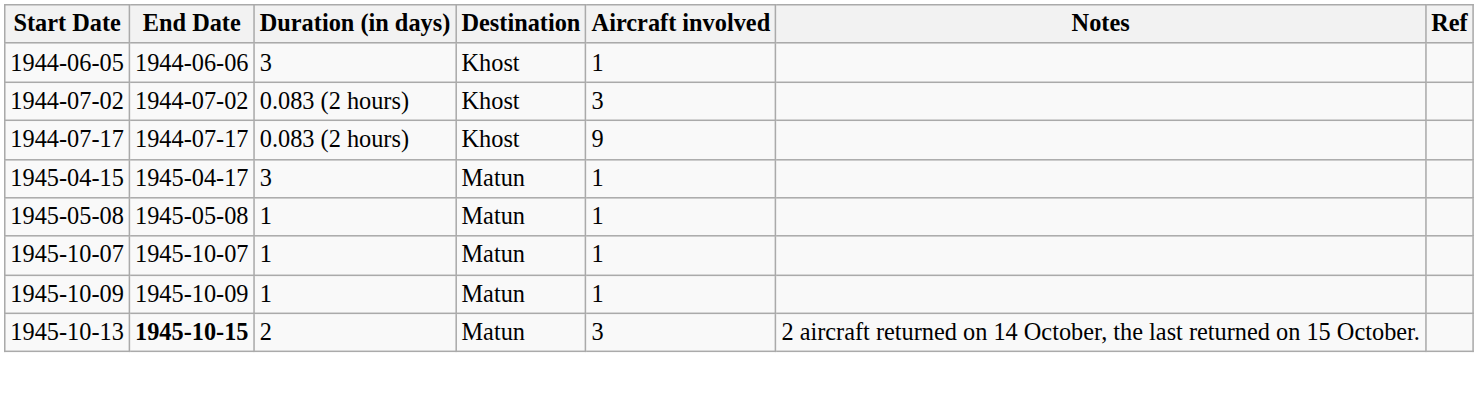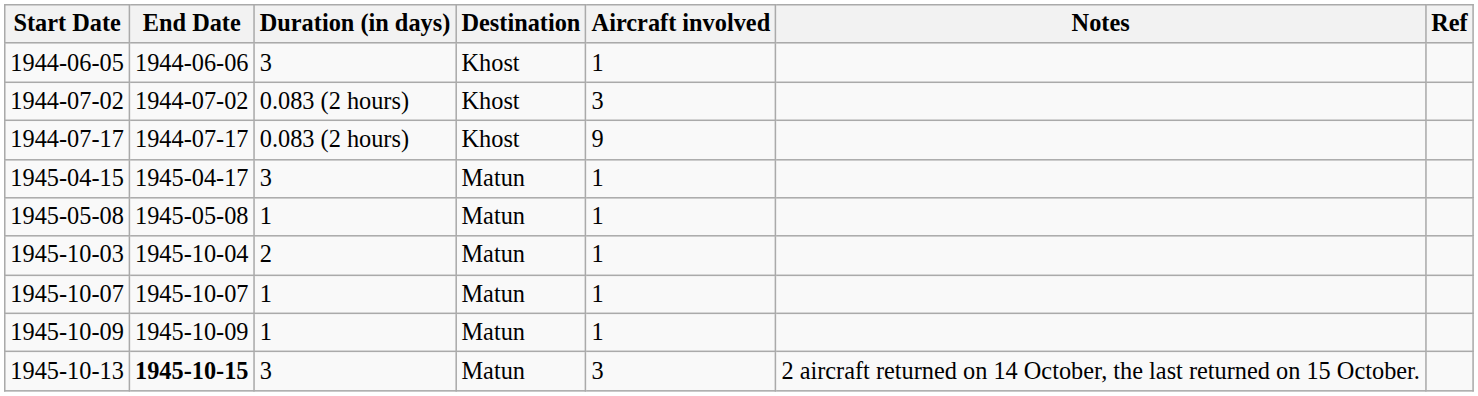+ row: (67, 255)
(266, 332) 2 -> (266, 370) 3
